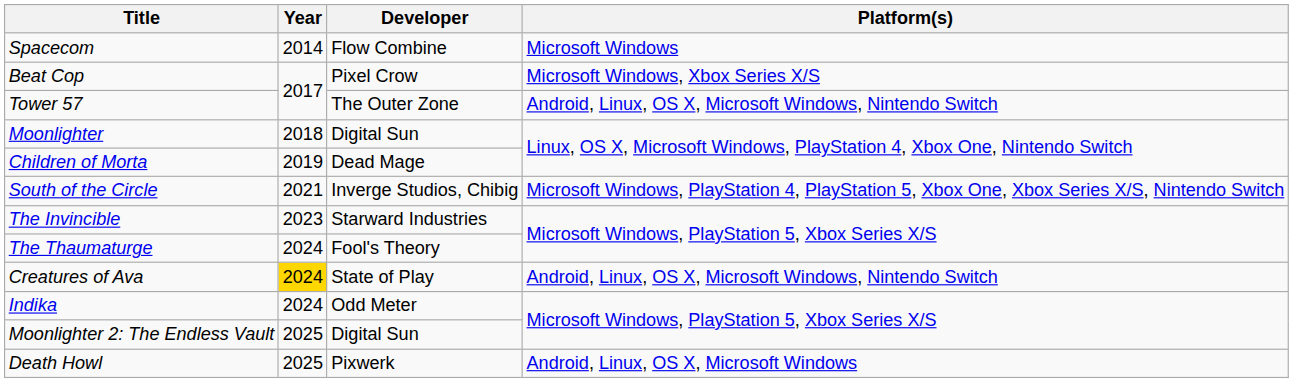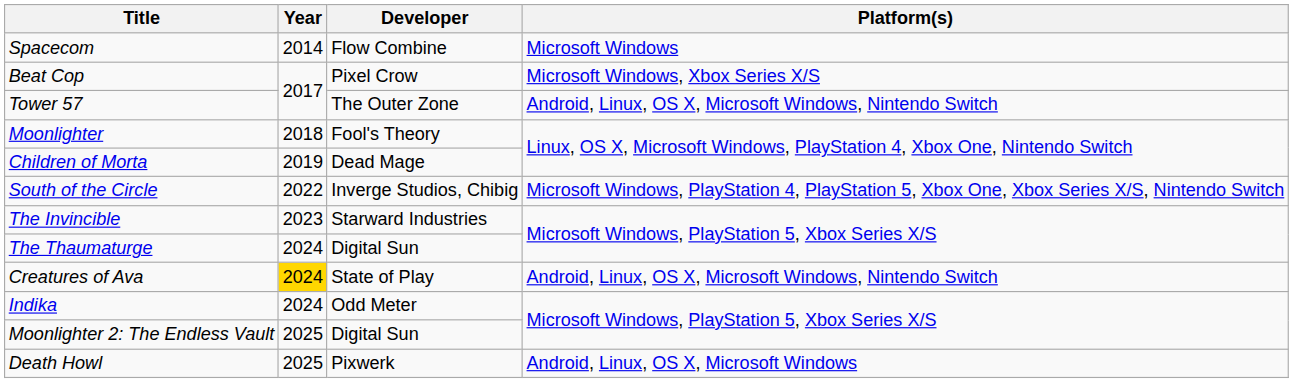(375, 133) Digital Sun -> (386, 133) Fool's Theory
(303, 190) 2021 -> (303, 190) 2022
(386, 248) Fool's Theory -> (375, 248) Digital Sun
